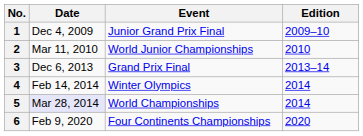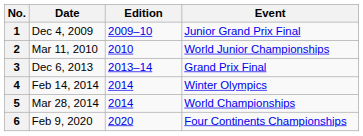columns swapped: (194, 13) <-> (321, 13)
(65, 103) lavender background -> (65, 103) no background
